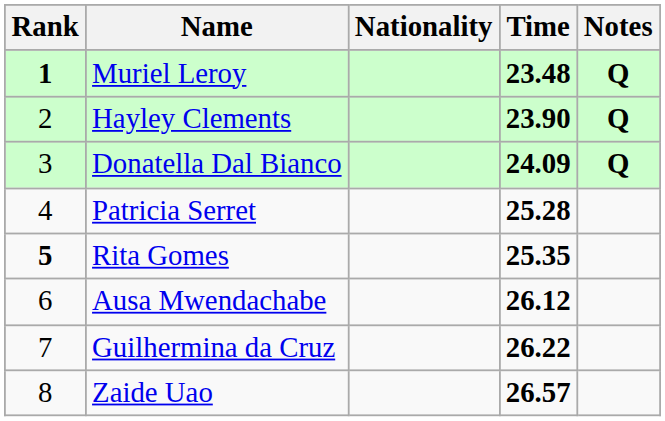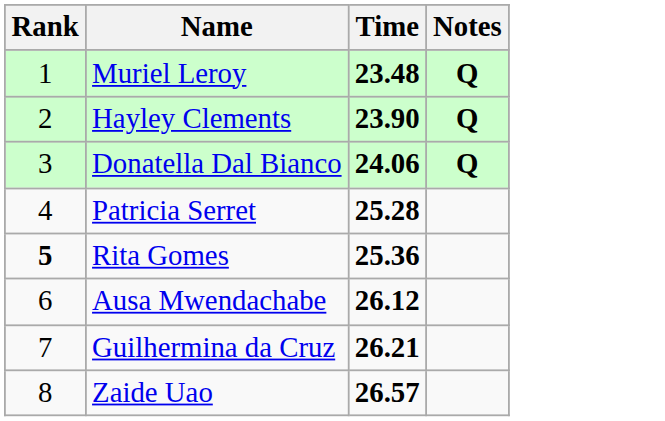- column: (424, 27)
(45, 73) bold -> (45, 73) normal
(538, 164) 24.09 -> (387, 164) 24.06
(538, 255) 25.35 -> (387, 255) 25.36
(538, 347) 26.22 -> (387, 347) 26.21
